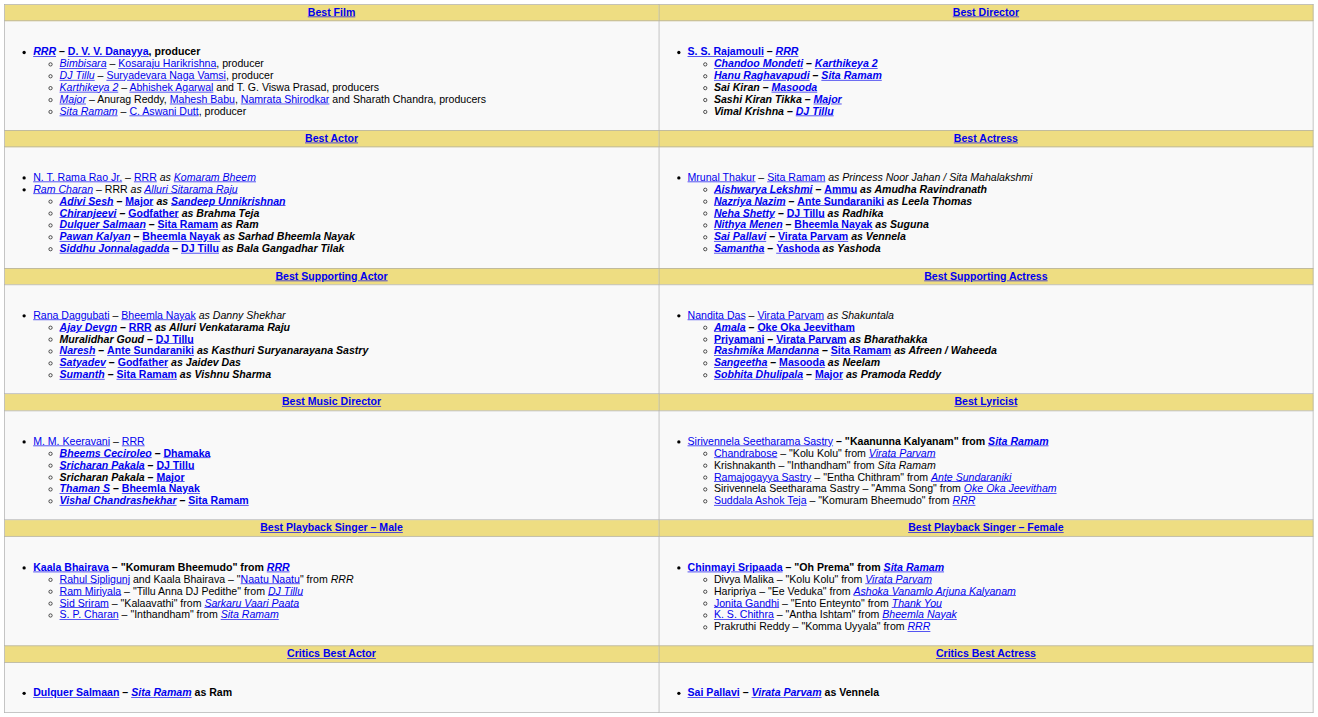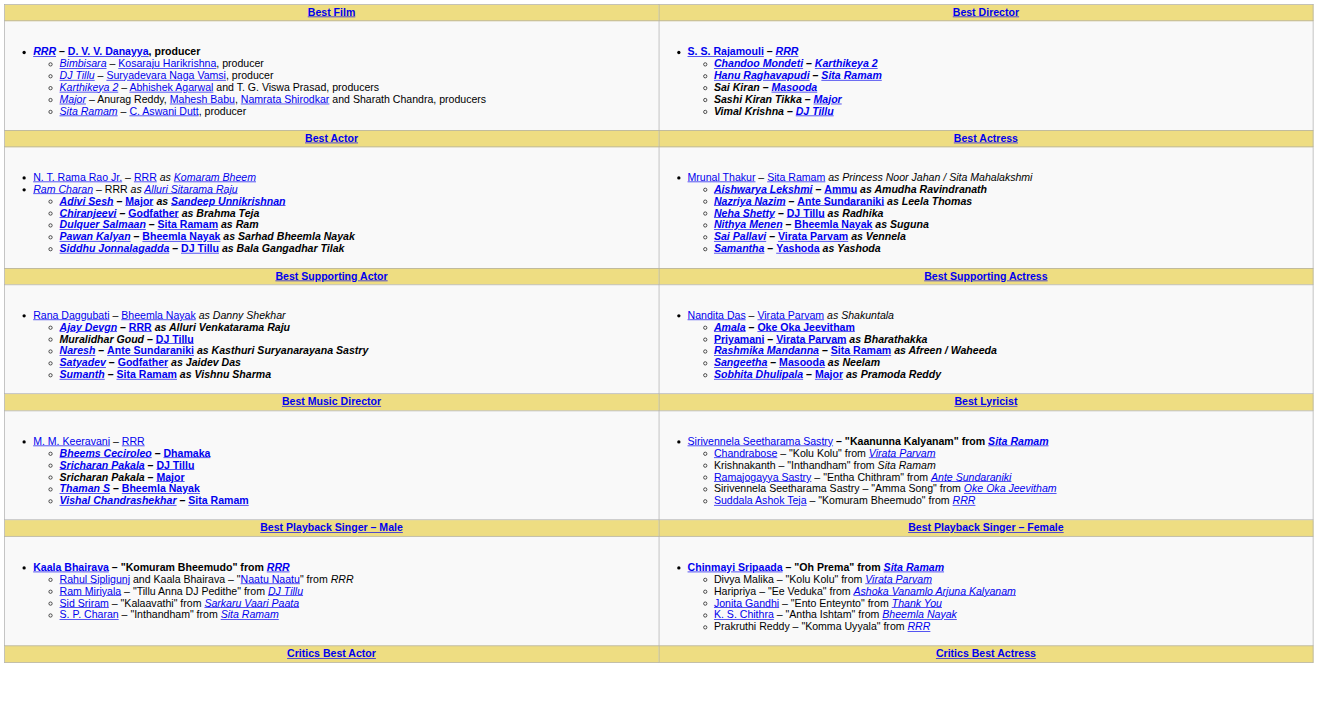- row: (332, 693)
